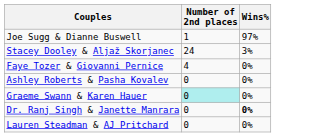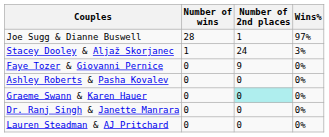+ column: (208, 17)
(186, 66) 4 -> (239, 66) 9
(247, 110) bold -> (300, 110) normal
